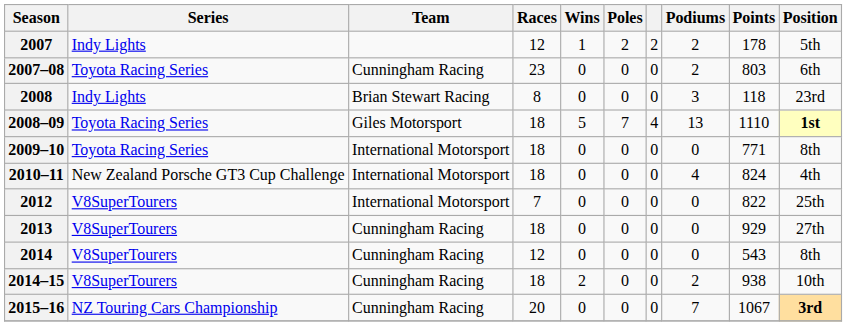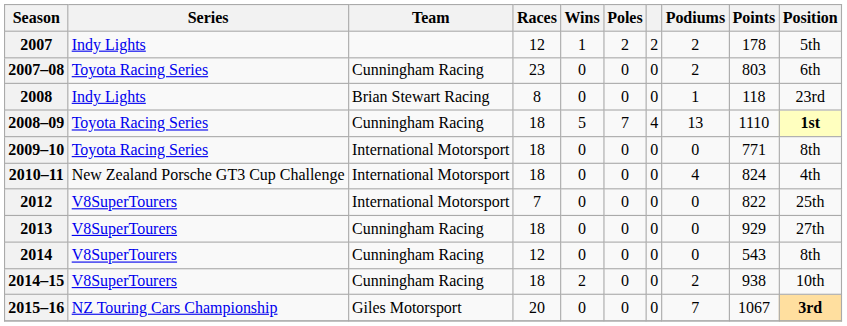(695, 97) 3 -> (695, 97) 1
(407, 123) Giles Motorsport -> (418, 123) Cunningham Racing
(418, 308) Cunningham Racing -> (407, 308) Giles Motorsport
